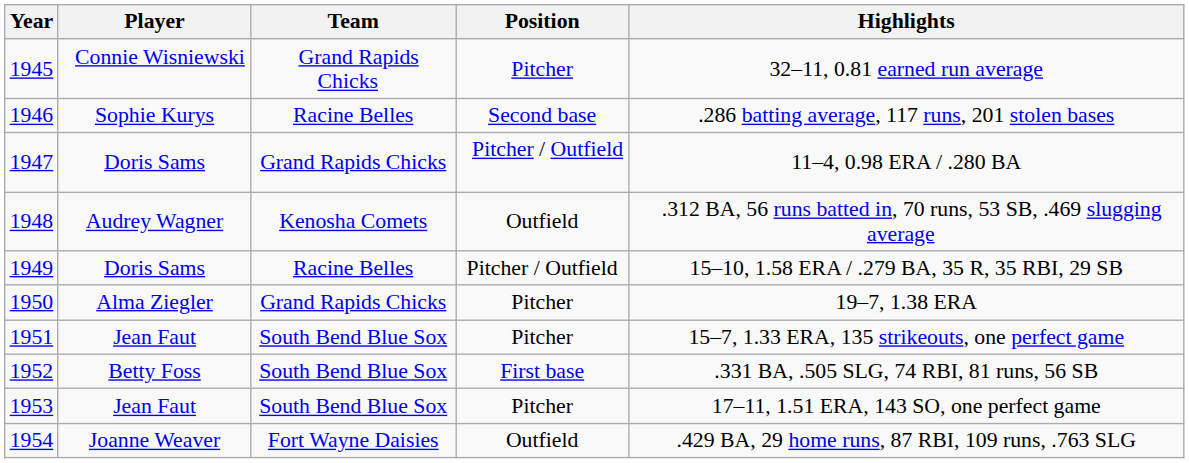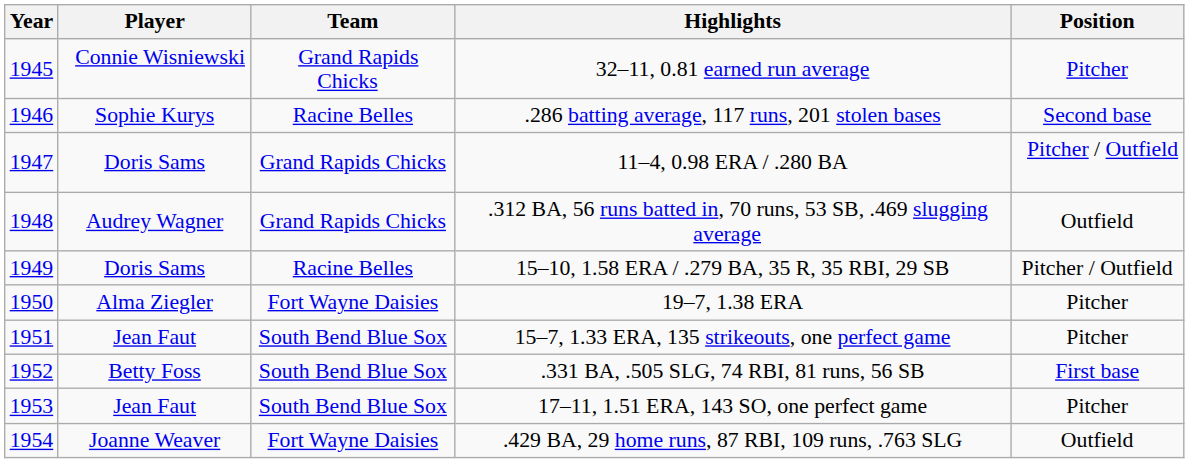columns swapped: (542, 21) <-> (906, 21)
(353, 220) Kenosha Comets -> (353, 220) Grand Rapids Chicks
(353, 302) Grand Rapids Chicks -> (353, 302) Fort Wayne Daisies
